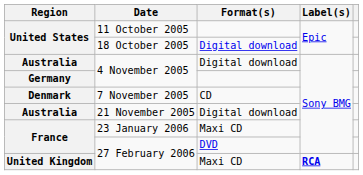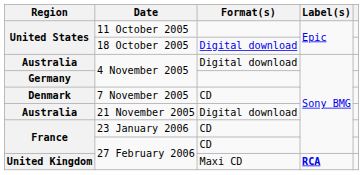(221, 128) Maxi CD -> (206, 128) CD
(209, 145) DVD -> (206, 145) CD
